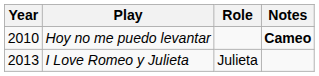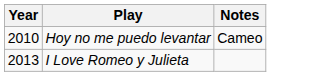- column: (237, 15)
(288, 37) bold -> (240, 37) normal
